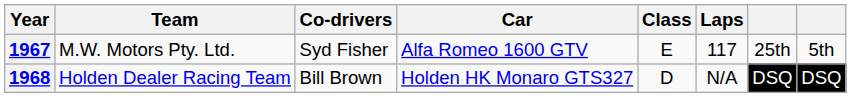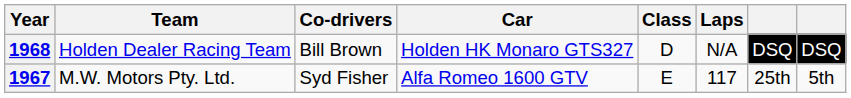rows swapped: (30, 49) <-> (30, 78)
